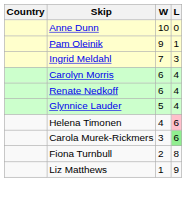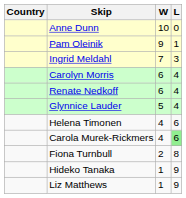(176, 122) pink background -> (176, 122) no background
(161, 138) 3 -> (161, 138) 4
+ row: (82, 169)
